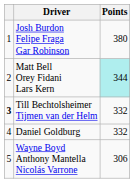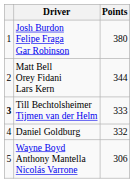(120, 78) paleturquoise background -> (120, 78) no background
(120, 110) 332 -> (120, 110) 333
